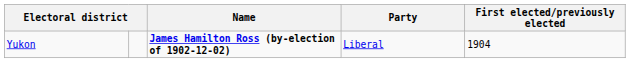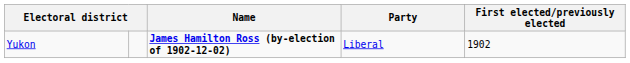(479, 45) 1904 -> (479, 45) 1902
